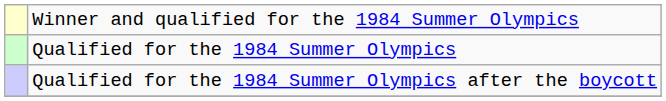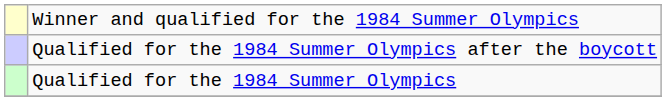rows swapped: (244, 50) <-> (345, 80)
